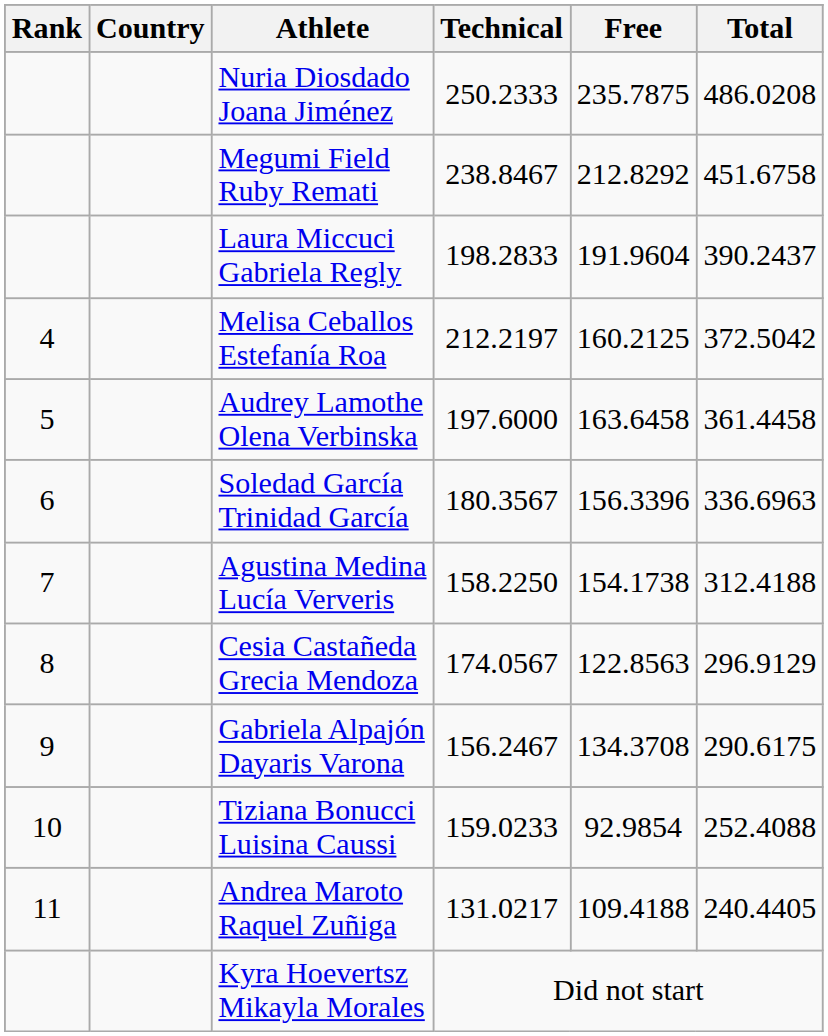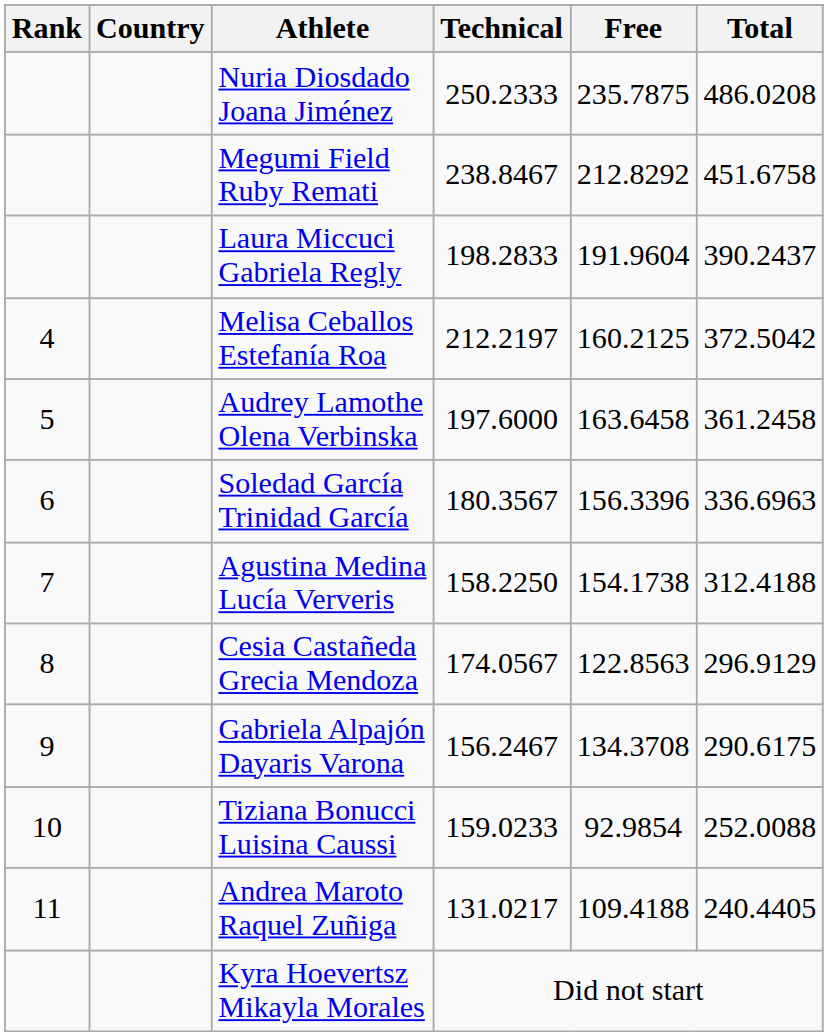(760, 419) 361.4458 -> (760, 419) 361.2458
(760, 826) 252.4088 -> (760, 826) 252.0088
